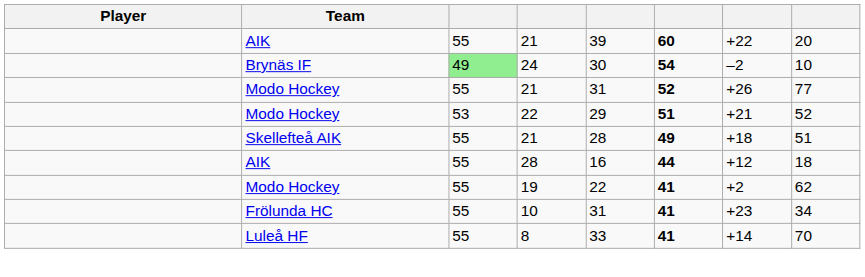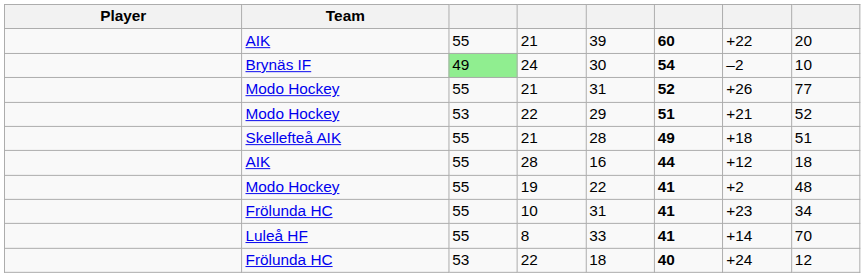(803, 187) 62 -> (803, 187) 48
+ row: (289, 260)
